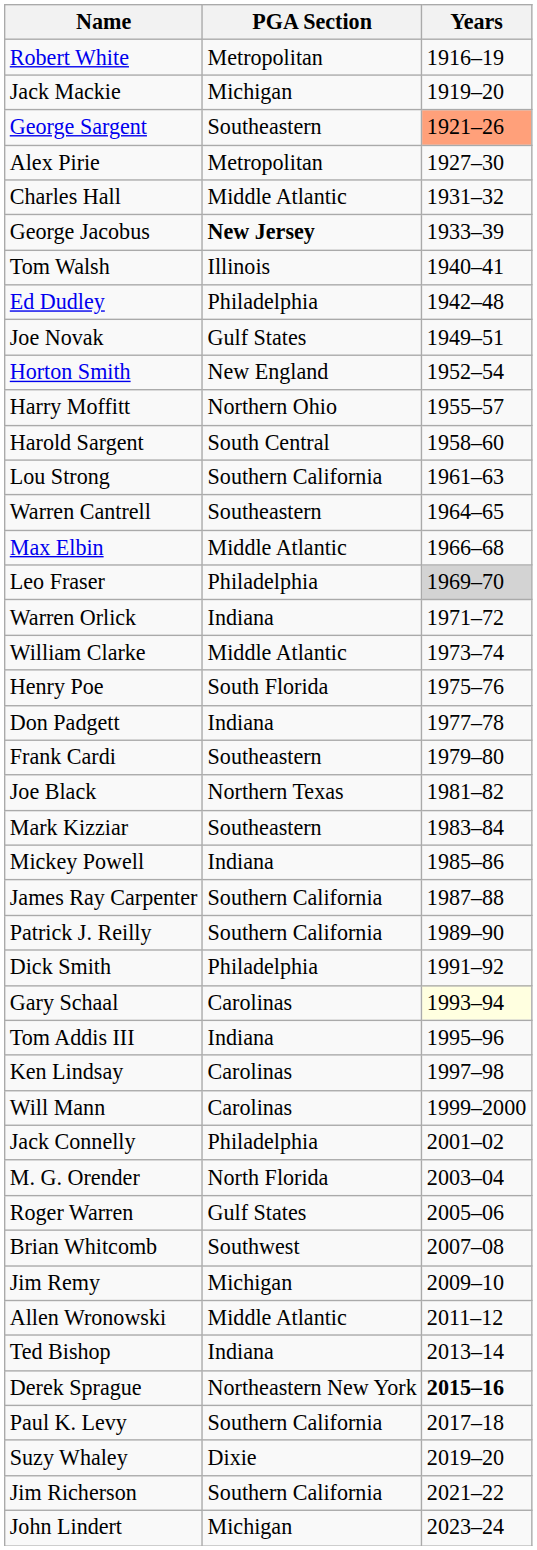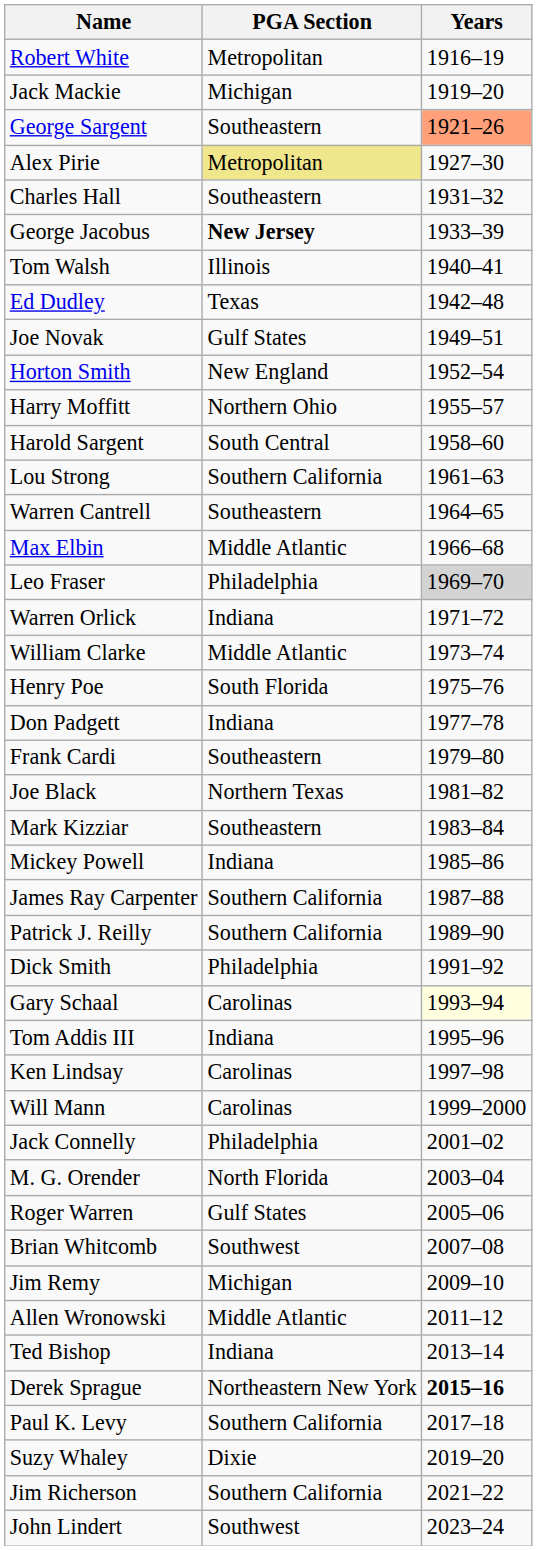(265, 162) no background -> (265, 162) khaki background
(277, 197) Middle Atlantic -> (265, 197) Southeastern
(263, 302) Philadelphia -> (233, 302) Texas
(250, 1527) Michigan -> (254, 1527) Southwest
